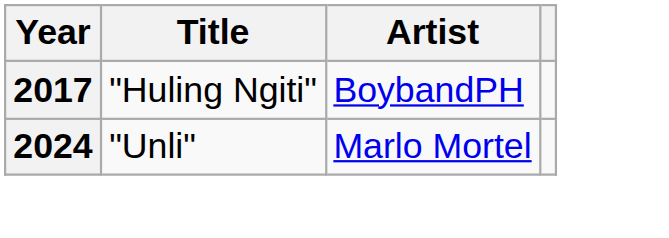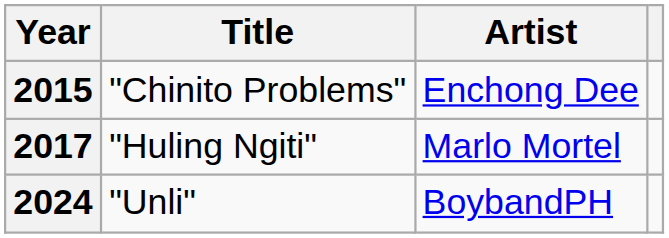+ row: (53, 89)
(429, 89) BoybandPH -> (522, 145) Marlo Mortel
(433, 145) Marlo Mortel -> (518, 202) BoybandPH
